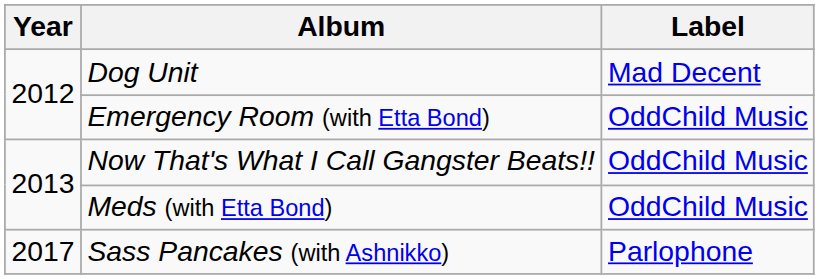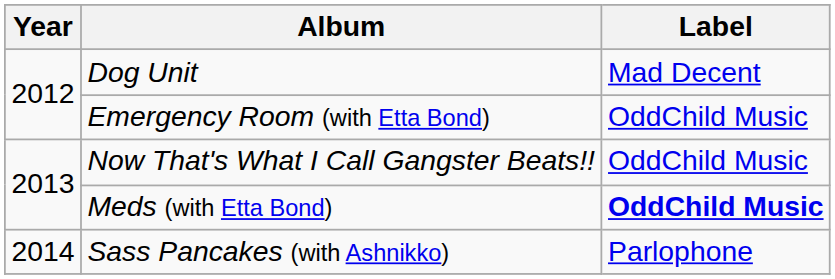(708, 206) normal -> (716, 206) bold
(43, 251) 2017 -> (43, 251) 2014
